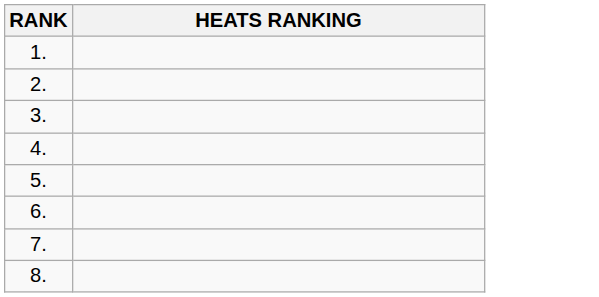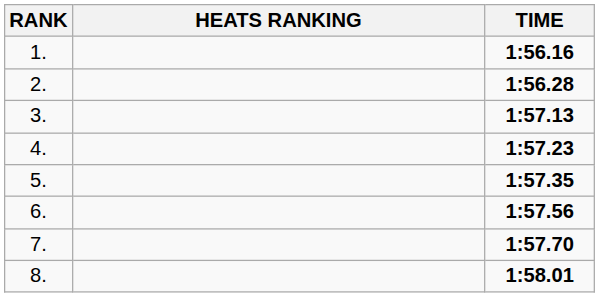+ column: (540, 20)
